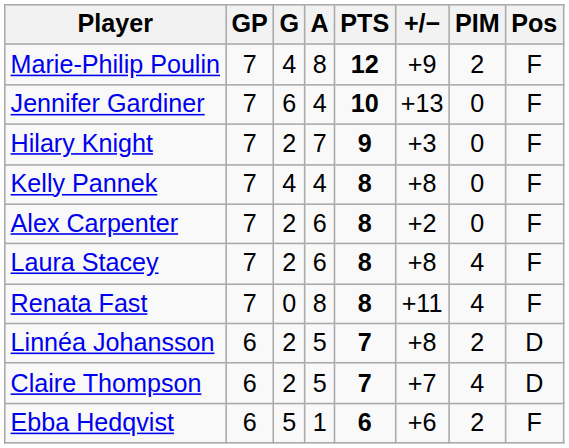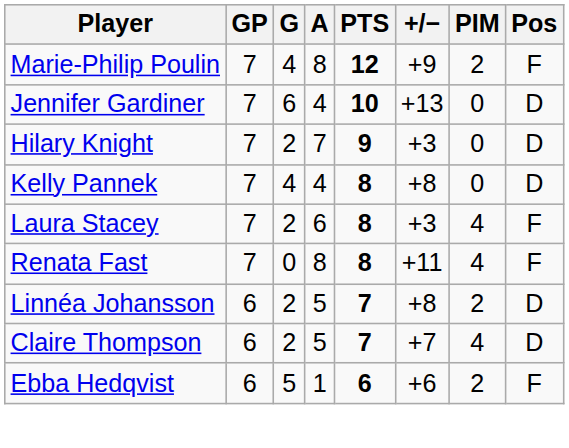(534, 104) F -> (534, 104) D
(534, 143) F -> (534, 143) D
(534, 183) F -> (534, 183) D
- row: (94, 223)
(422, 263) +8 -> (422, 223) +3
